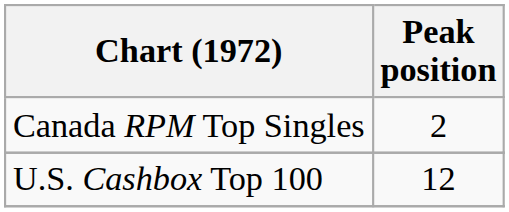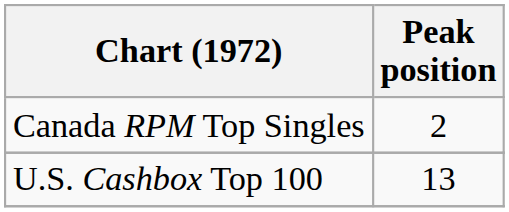(438, 178) 12 -> (438, 178) 13
